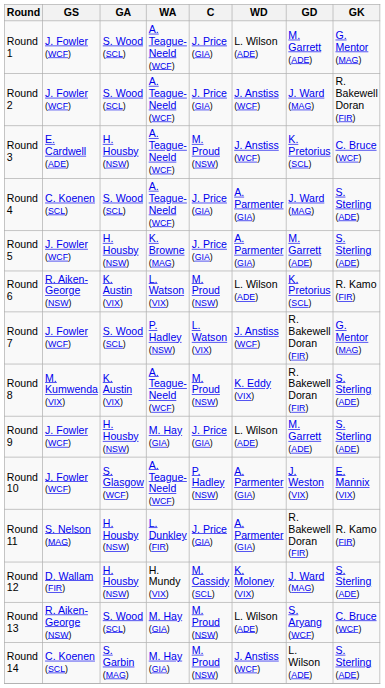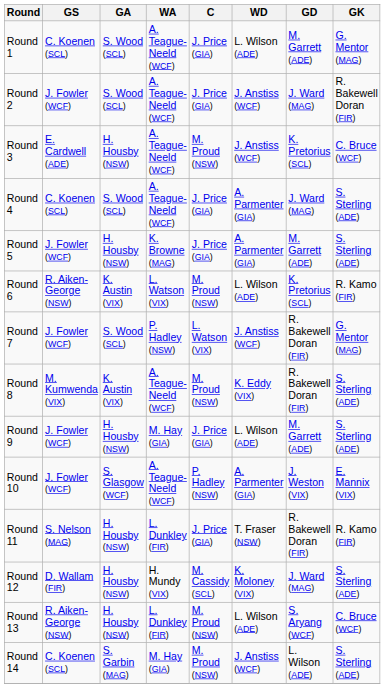(66, 47) J. Fowler (WCF) -> (70, 47) C. Koenen (SCL)
(259, 535) A. Parmenter (GIA) -> (255, 535) T. Fraser (NSW)
(123, 622) S. Wood (SCL) -> (121, 622) H. Housby (NSW)
(165, 622) M. Hay (GIA) -> (168, 622) L. Dunkley (FIR)
